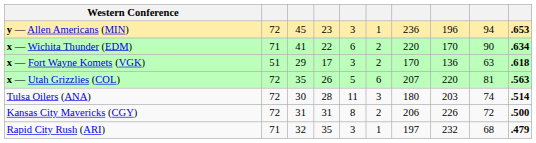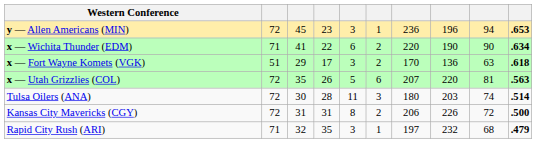(450, 46) 170 -> (450, 46) 190
